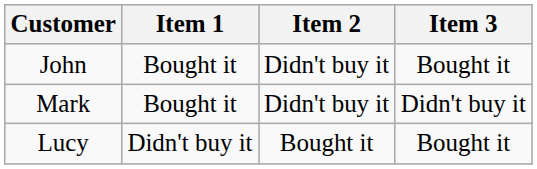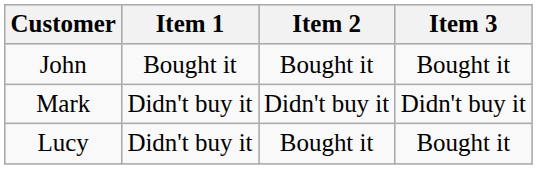(327, 63) Didn't buy it -> (327, 63) Bought it
(190, 103) Bought it -> (190, 103) Didn't buy it
